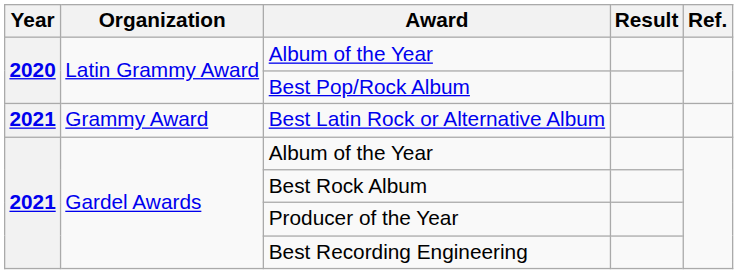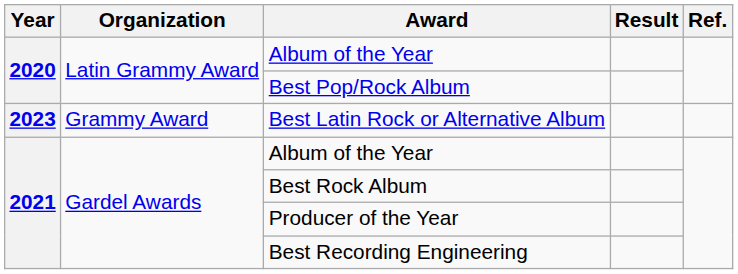(33, 119) 2021 -> (33, 119) 2023
